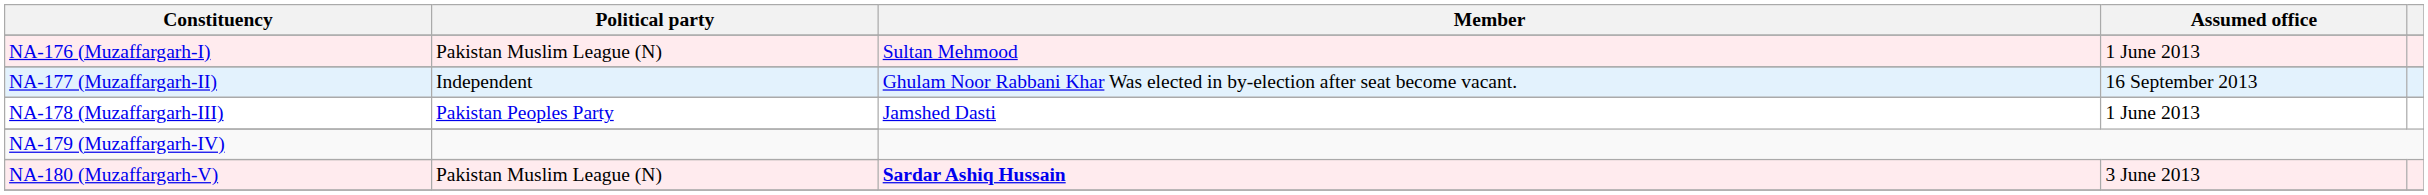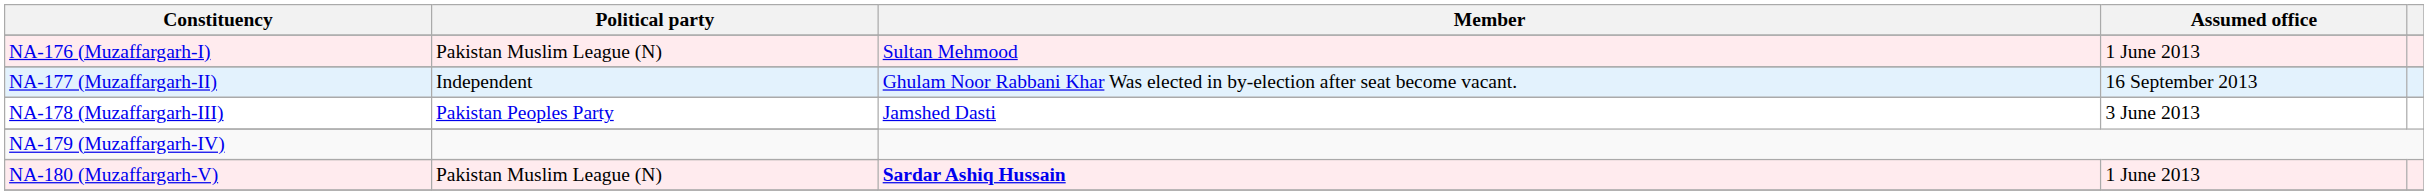(2153, 112) 1 June 2013 -> (2153, 112) 3 June 2013
(2153, 174) 3 June 2013 -> (2153, 174) 1 June 2013
